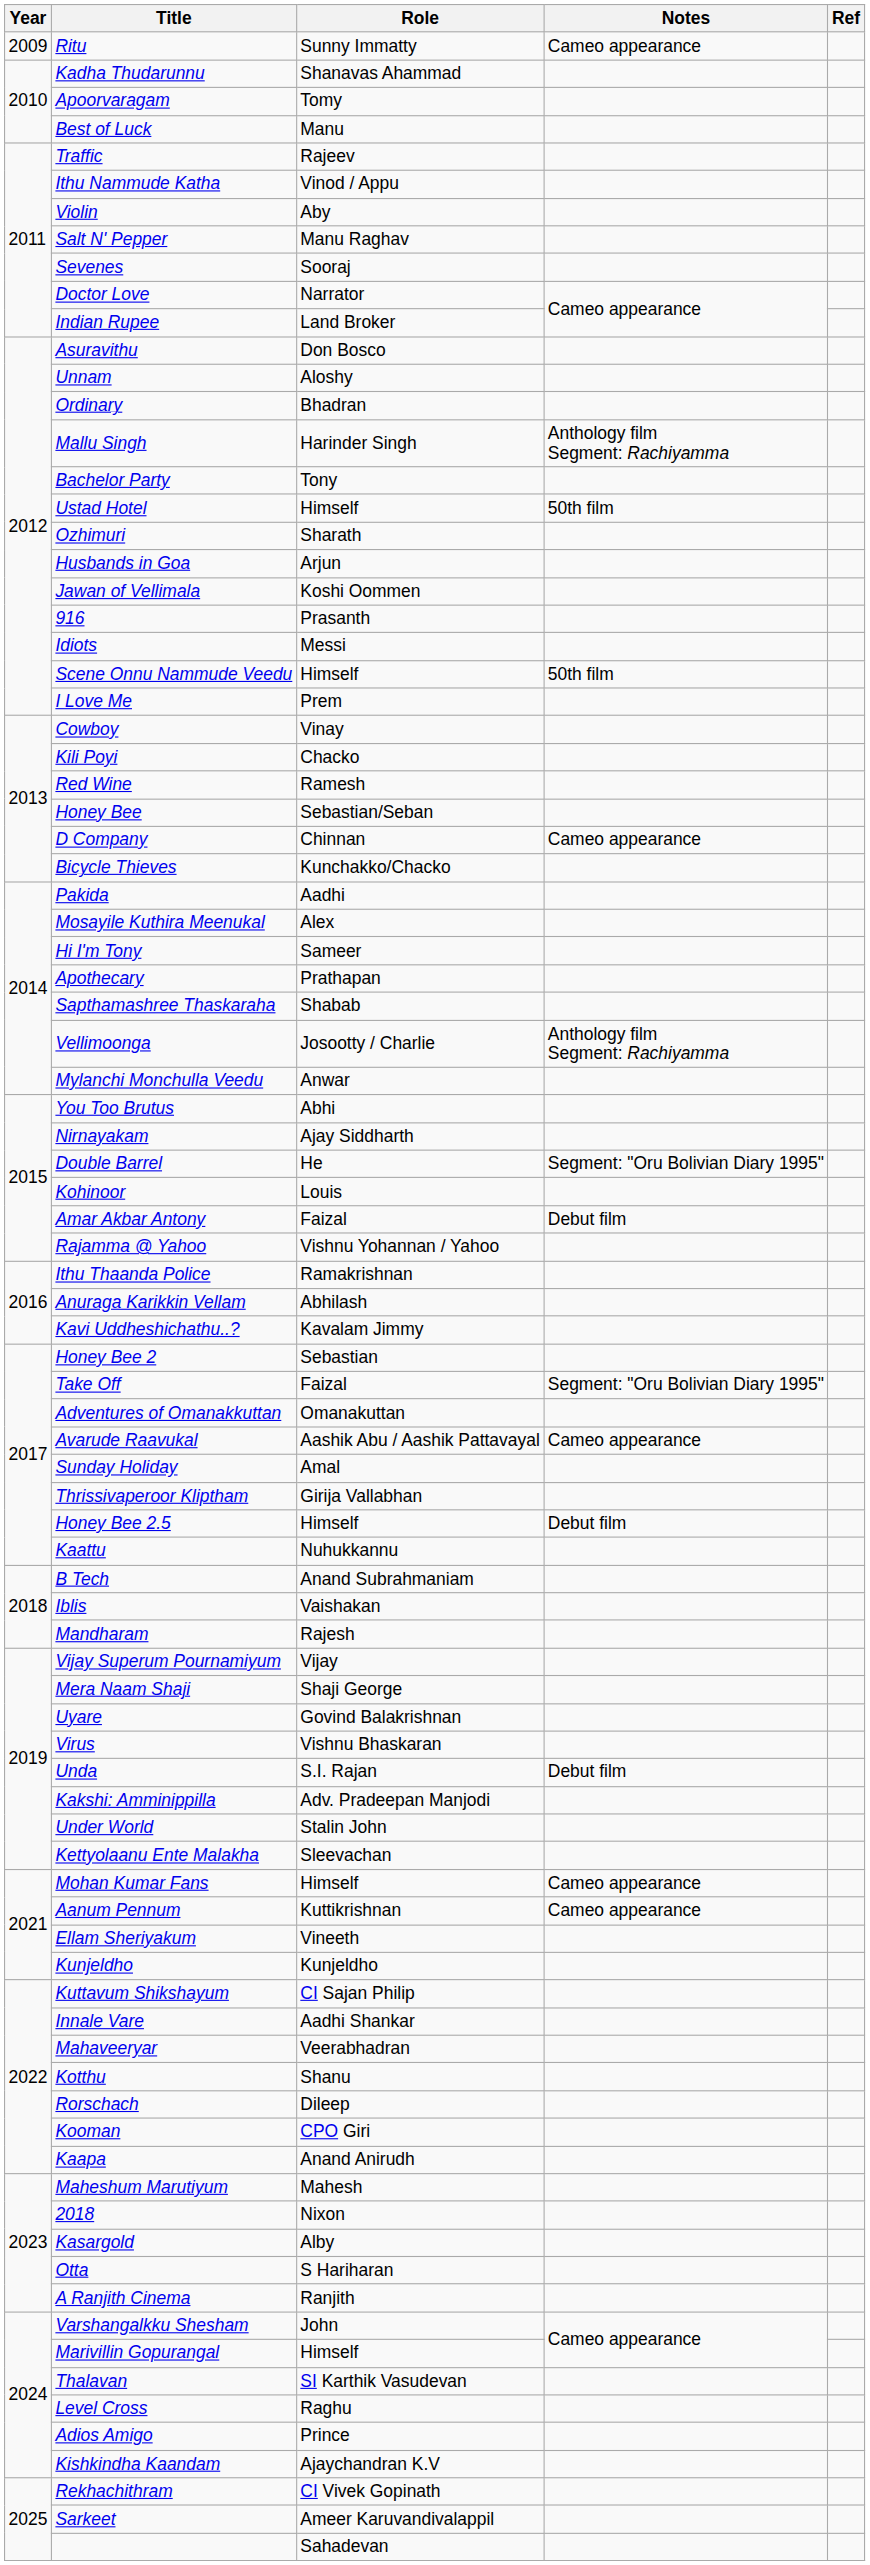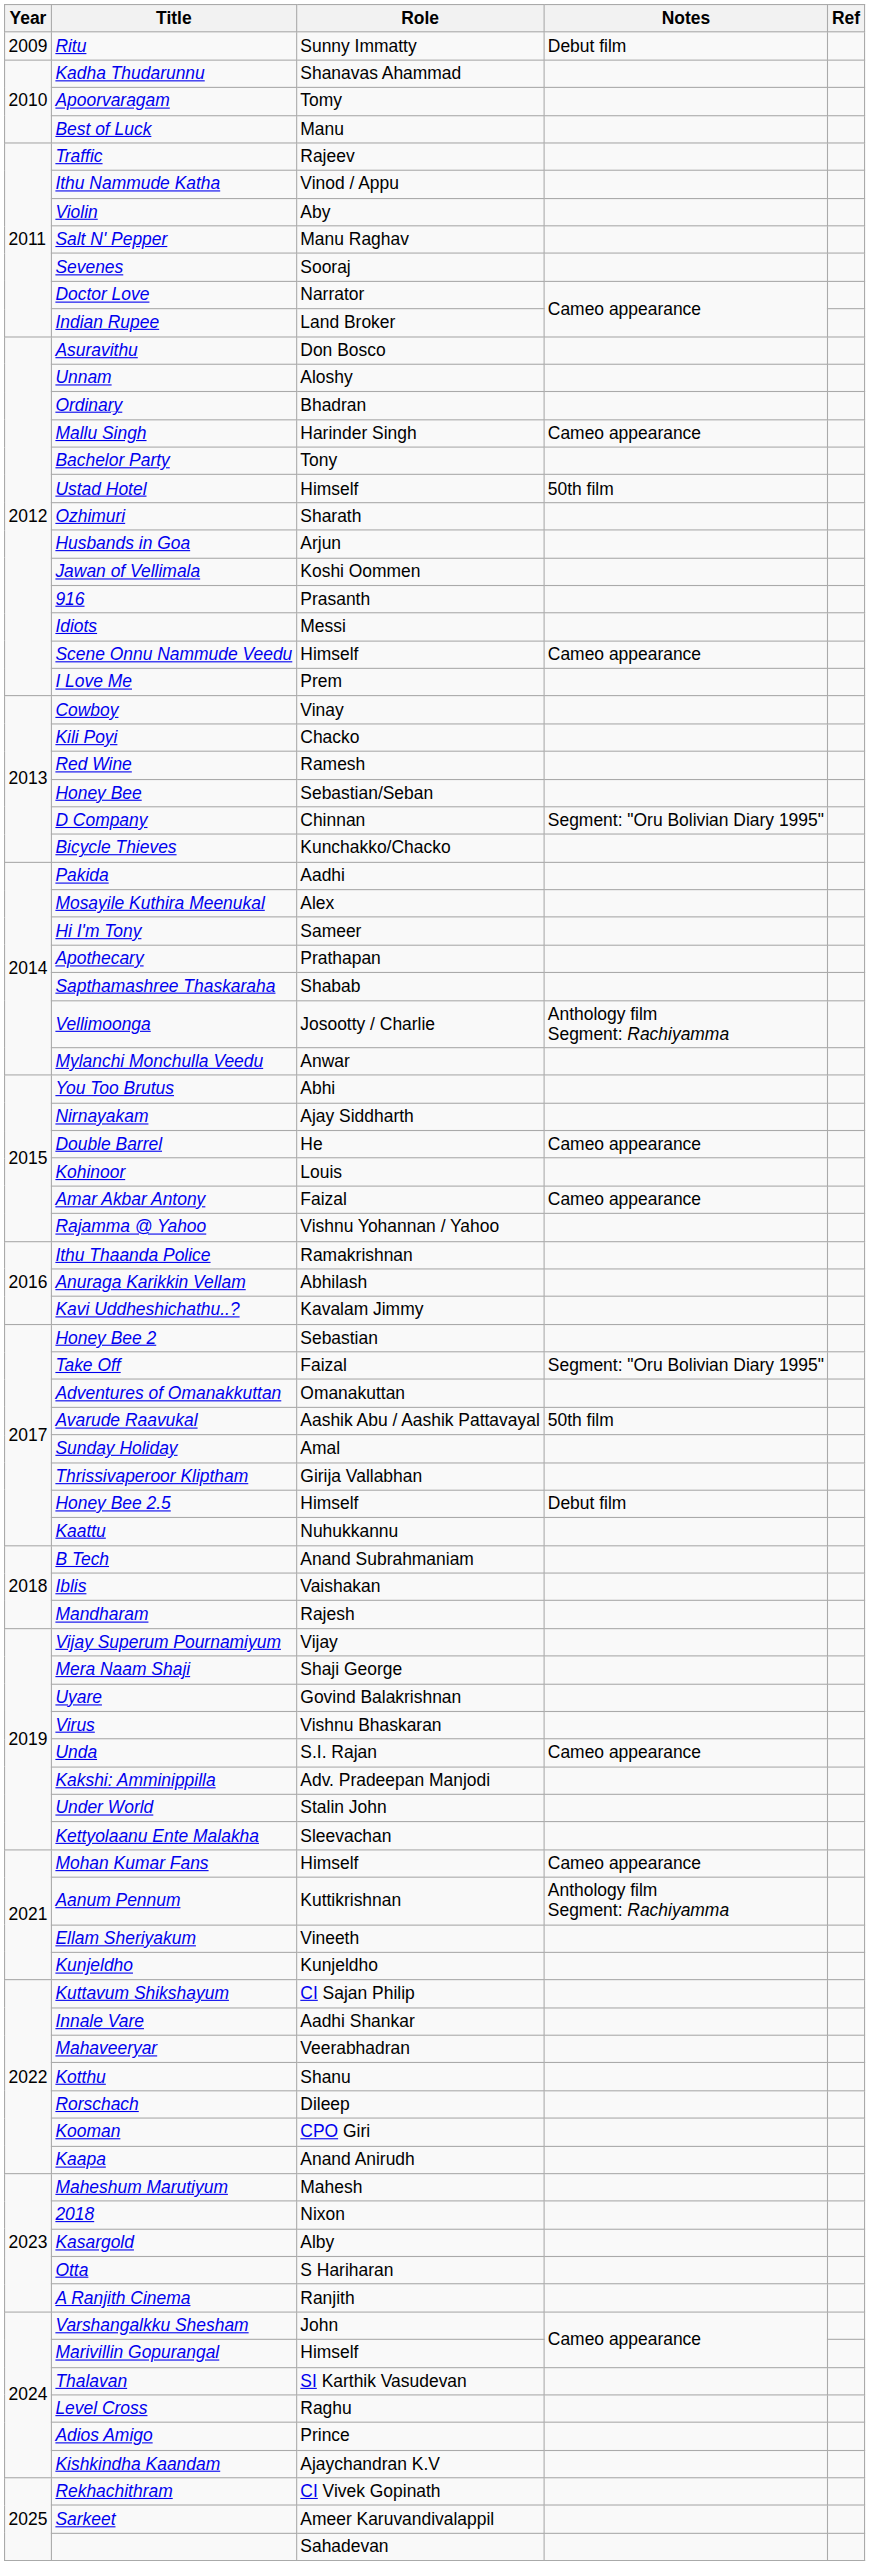(624, 45) Cameo appearance -> (587, 45) Debut film
(638, 443) Anthology film Segment: Rachiyamma -> (624, 433) Cameo appearance
(581, 674) 50th film -> (624, 654) Cameo appearance
(624, 840) Cameo appearance -> (686, 820) Segment: "Oru Bolivian Diary 1995"
(686, 1163) Segment: "Oru Bolivian Diary 1995" -> (624, 1144) Cameo appearance
(587, 1219) Debut film -> (624, 1199) Cameo appearance
(624, 1440) Cameo appearance -> (581, 1420) 50th film
(587, 1772) Debut film -> (624, 1752) Cameo appearance
(624, 1910) Cameo appearance -> (638, 1900) Anthology film Segment: Rachiyamma
